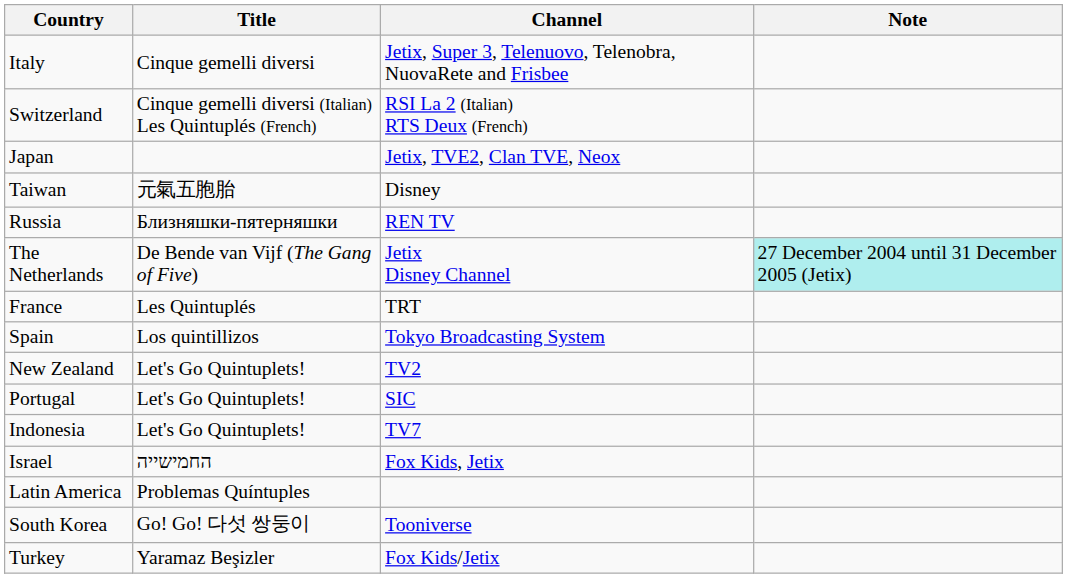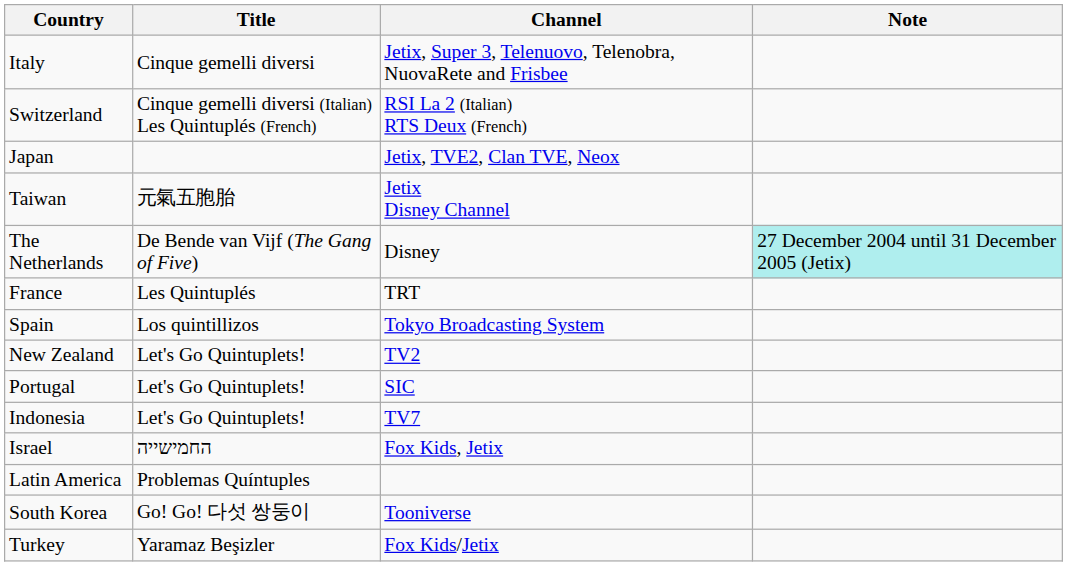(413, 189) Disney -> (447, 198) Jetix Disney Channel
- row: (35, 222)
(448, 264) Jetix Disney Channel -> (412, 251) Disney
